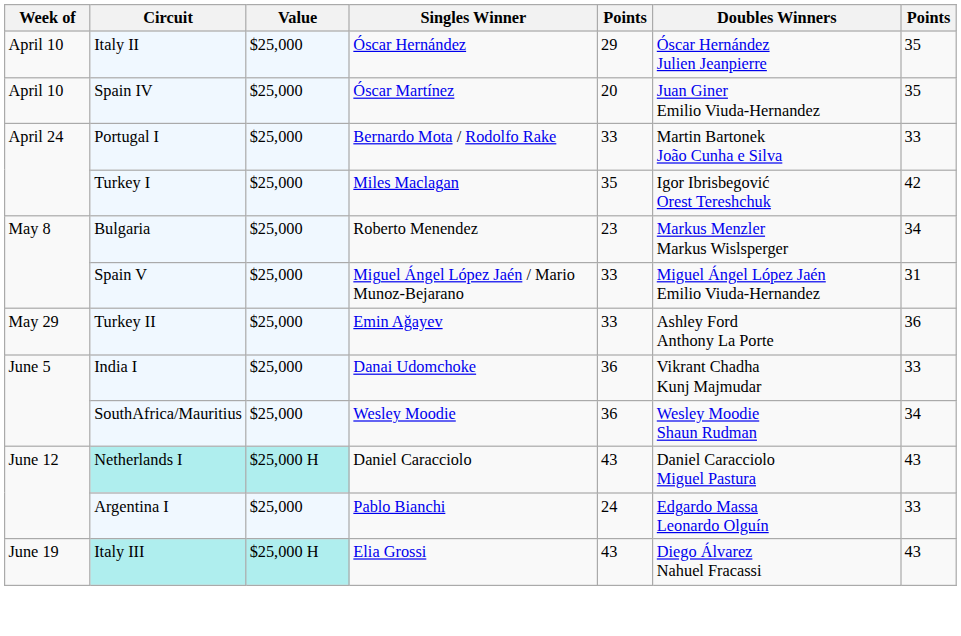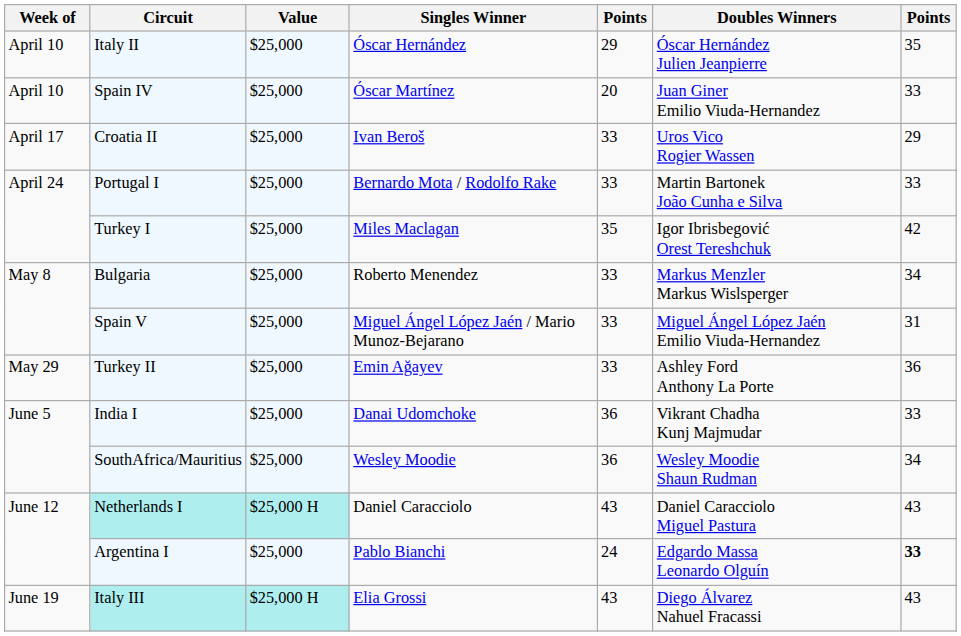(913, 90) 35 -> (913, 90) 33
+ row: (126, 136)
(609, 228) 23 -> (609, 275) 33
(913, 505) normal -> (913, 551) bold
